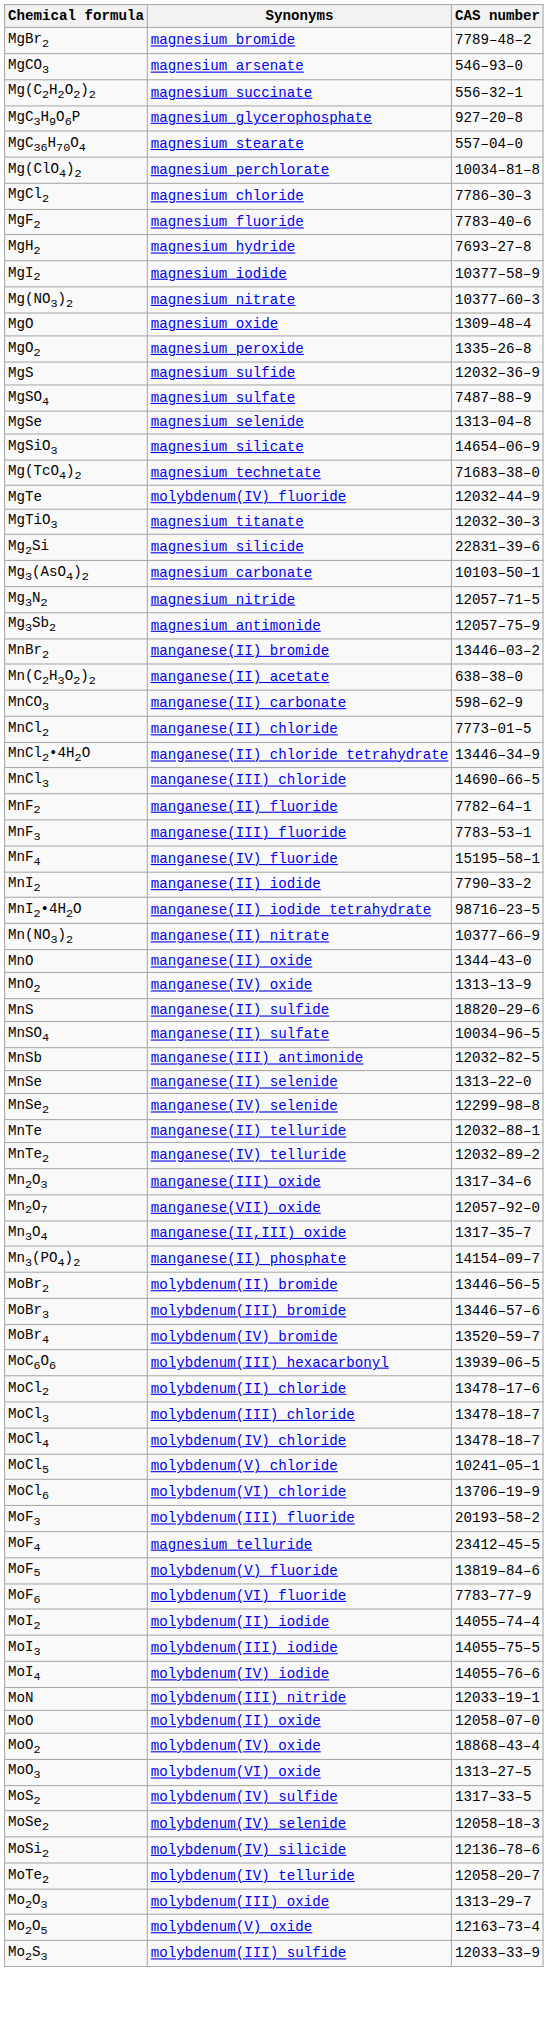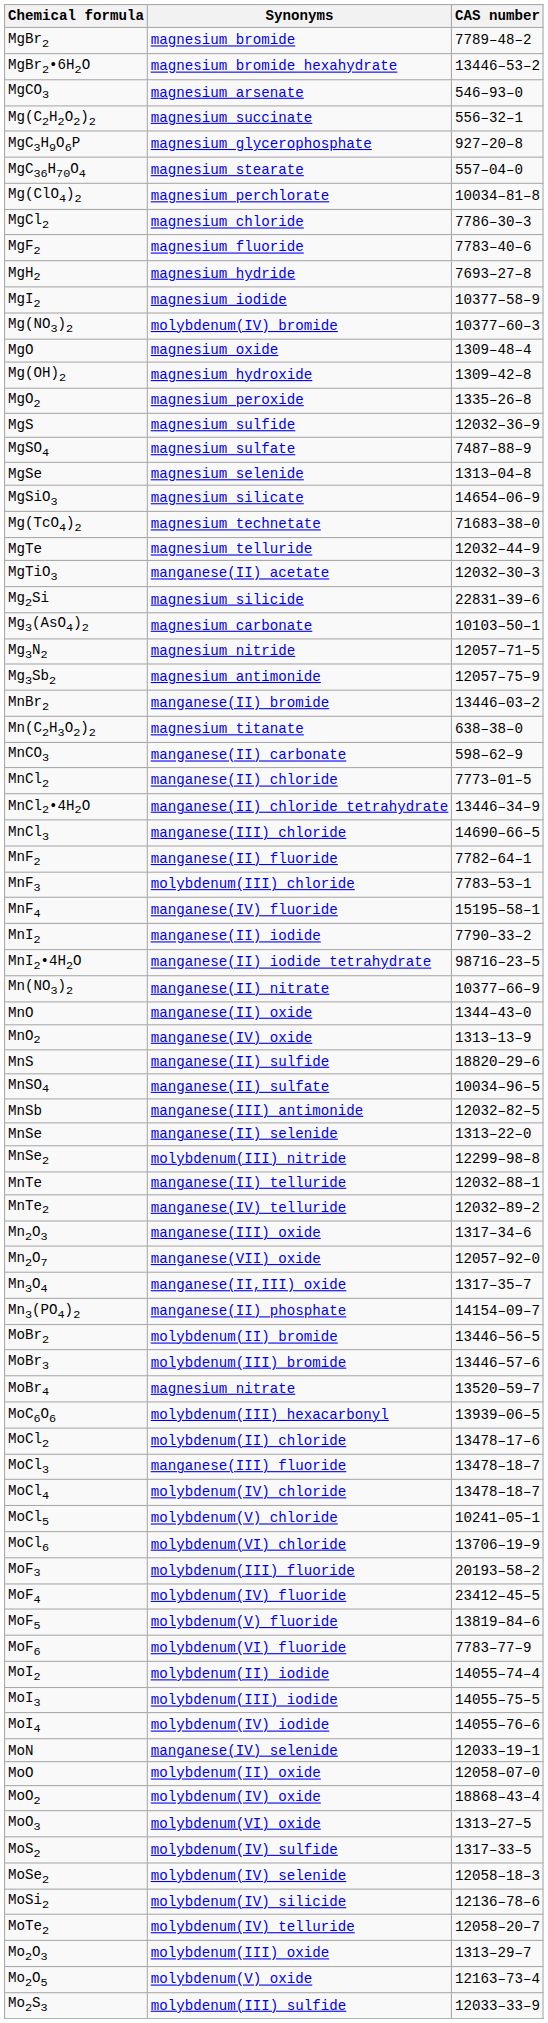+ row: (49, 67)
(223, 300) magnesium nitrate -> (244, 326) molybdenum(IV) bromide
+ row: (37, 375)
(249, 497) molybdenum(IV) fluoride -> (232, 549) magnesium telluride
(227, 522) magnesium titanate -> (240, 574) manganese(II) acetate
(240, 677) manganese(II) acetate -> (227, 729) magnesium titanate
(249, 833) manganese(III) fluoride -> (253, 885) molybdenum(III) chloride
(244, 1107) manganese(IV) selenide -> (249, 1159) molybdenum(III) nitride
(244, 1337) molybdenum(IV) bromide -> (223, 1389) magnesium nitrate
(253, 1415) molybdenum(III) chloride -> (249, 1467) manganese(III) fluoride
(232, 1545) magnesium telluride -> (249, 1596) molybdenum(IV) fluoride
(249, 1699) molybdenum(III) nitride -> (244, 1750) manganese(IV) selenide
